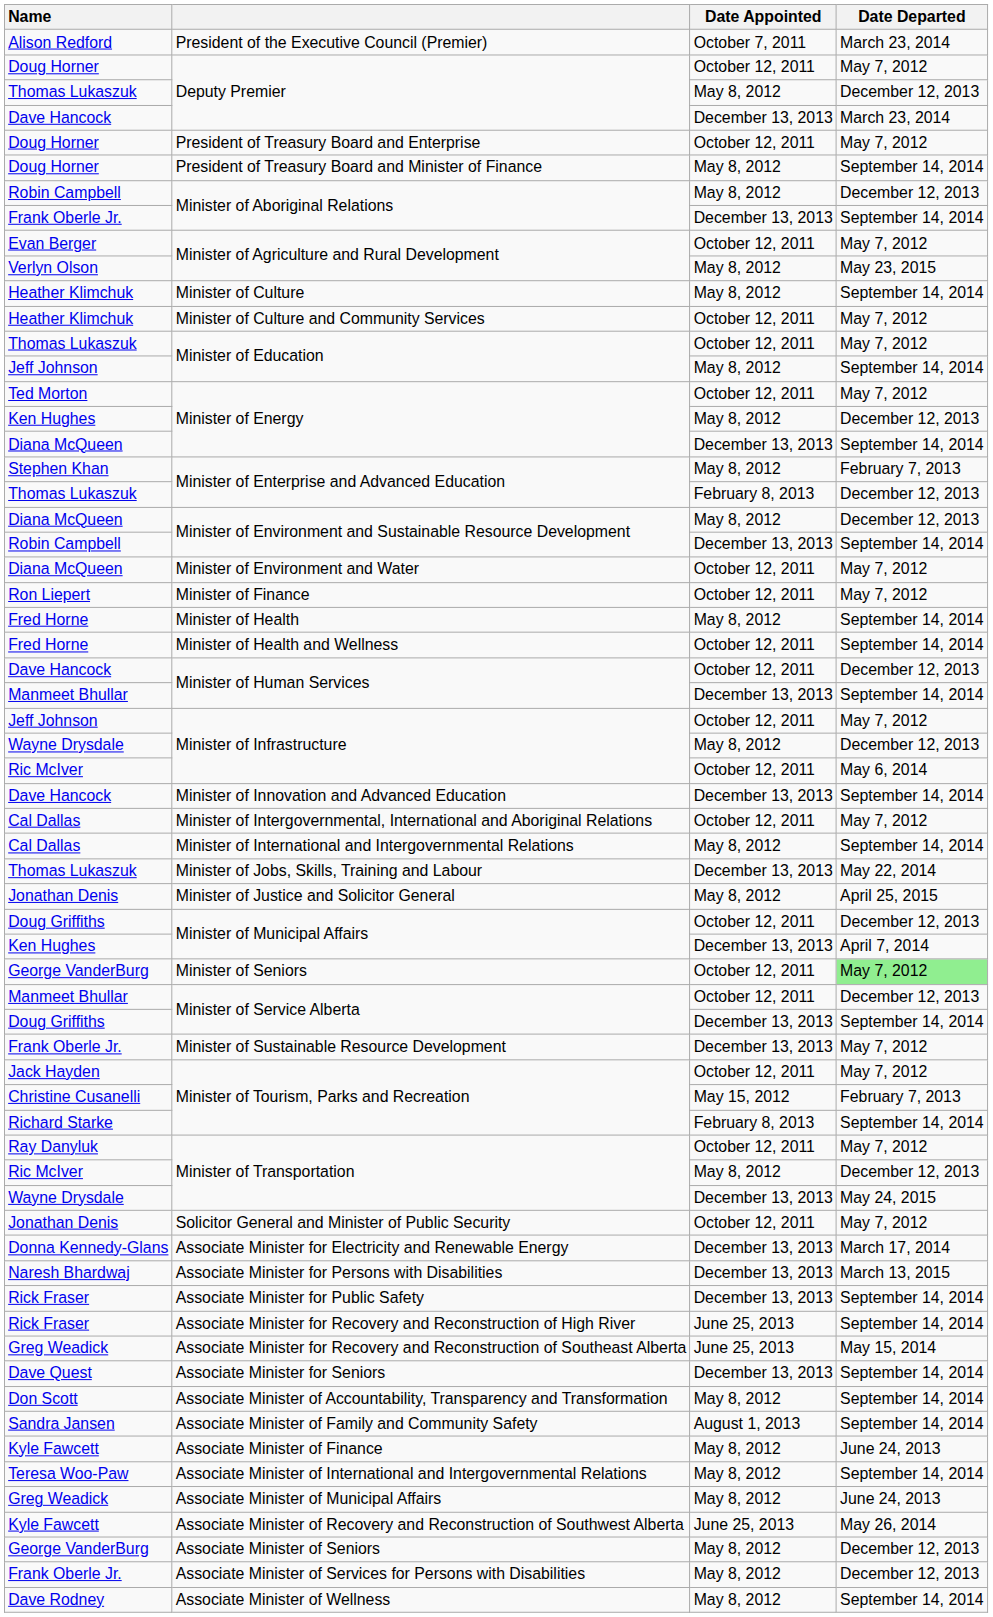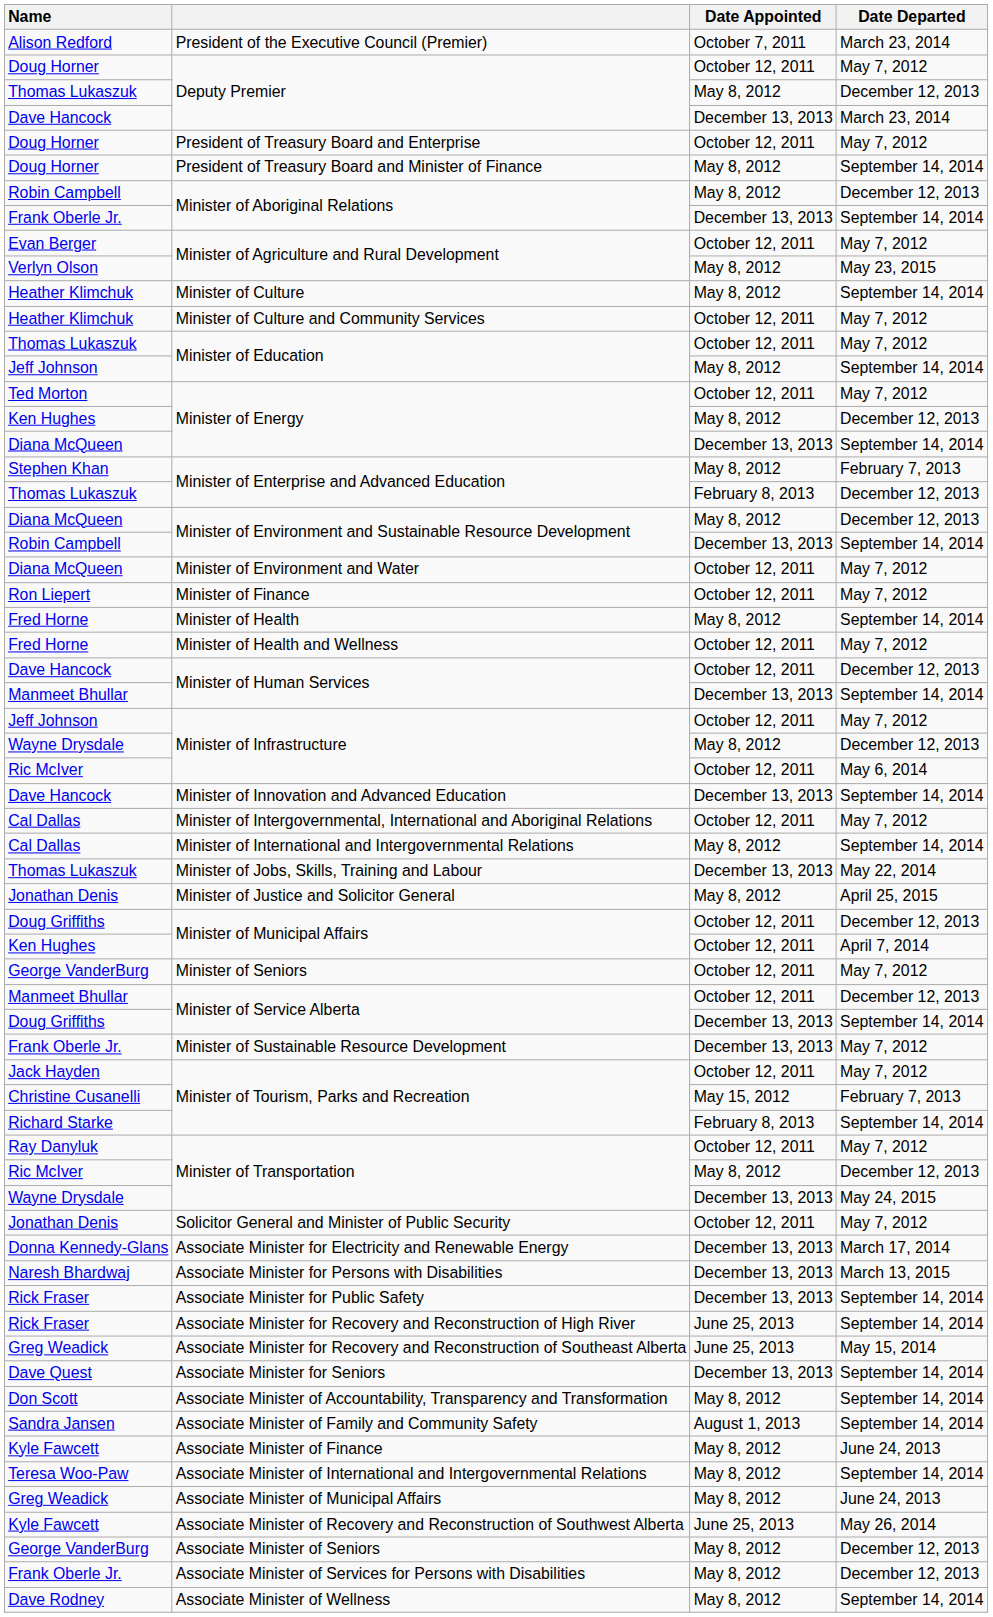(912, 645) September 14, 2014 -> (884, 645) May 7, 2012
(763, 946) December 13, 2013 -> (754, 946) October 12, 2011
(884, 971) lightgreen background -> (884, 971) no background
